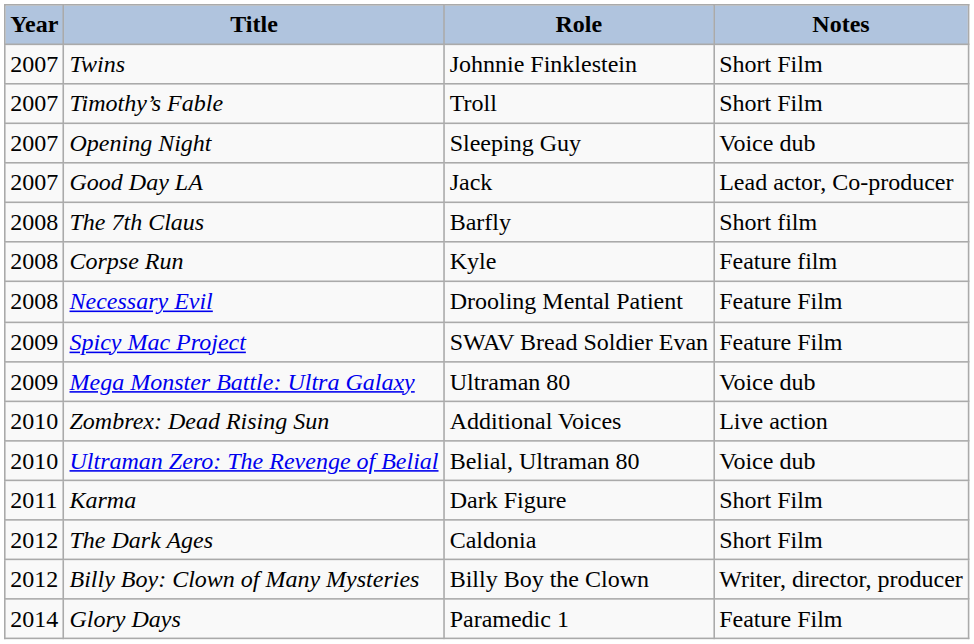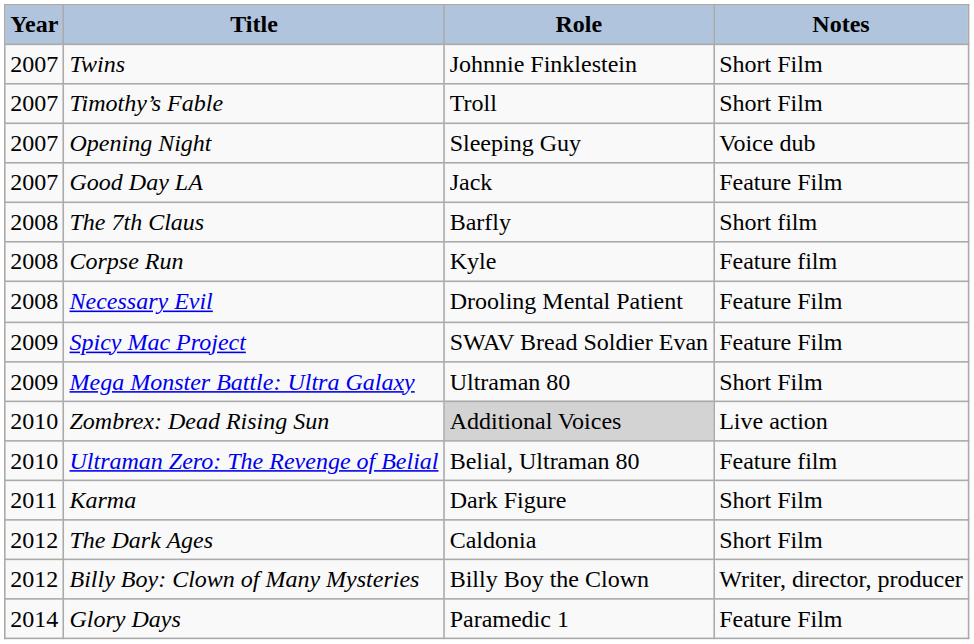(836, 182) Lead actor, Co-producer -> (781, 182) Feature Film
(767, 380) Voice dub -> (771, 380) Short Film
(536, 420) no background -> (536, 420) lightgrey background
(767, 460) Voice dub -> (778, 460) Feature film
